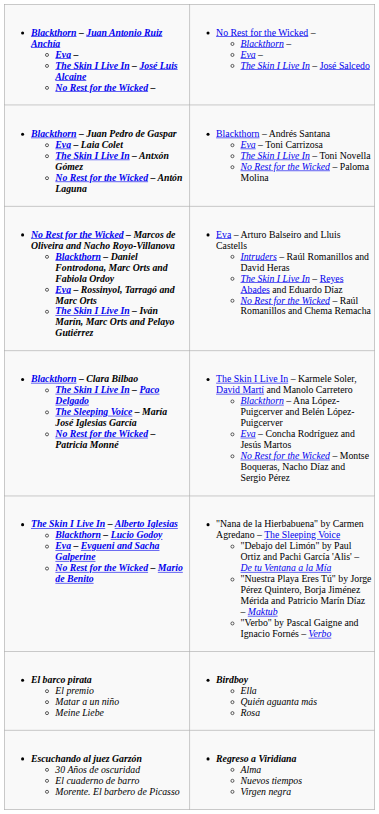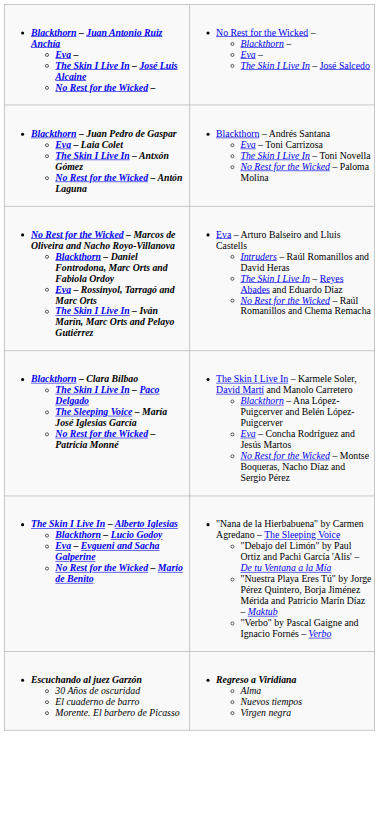- row: (97, 696)
